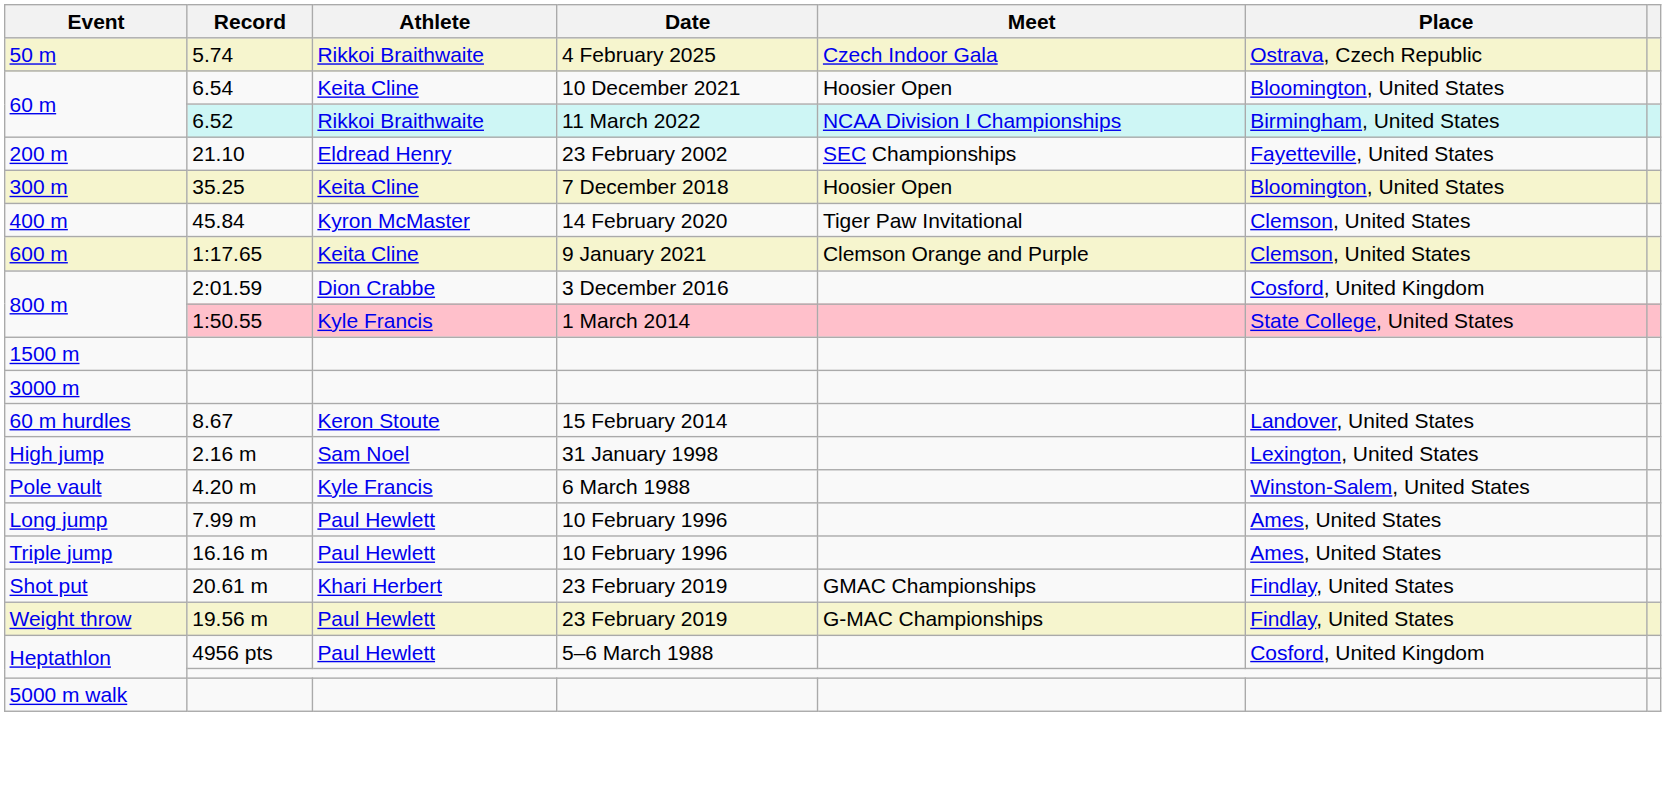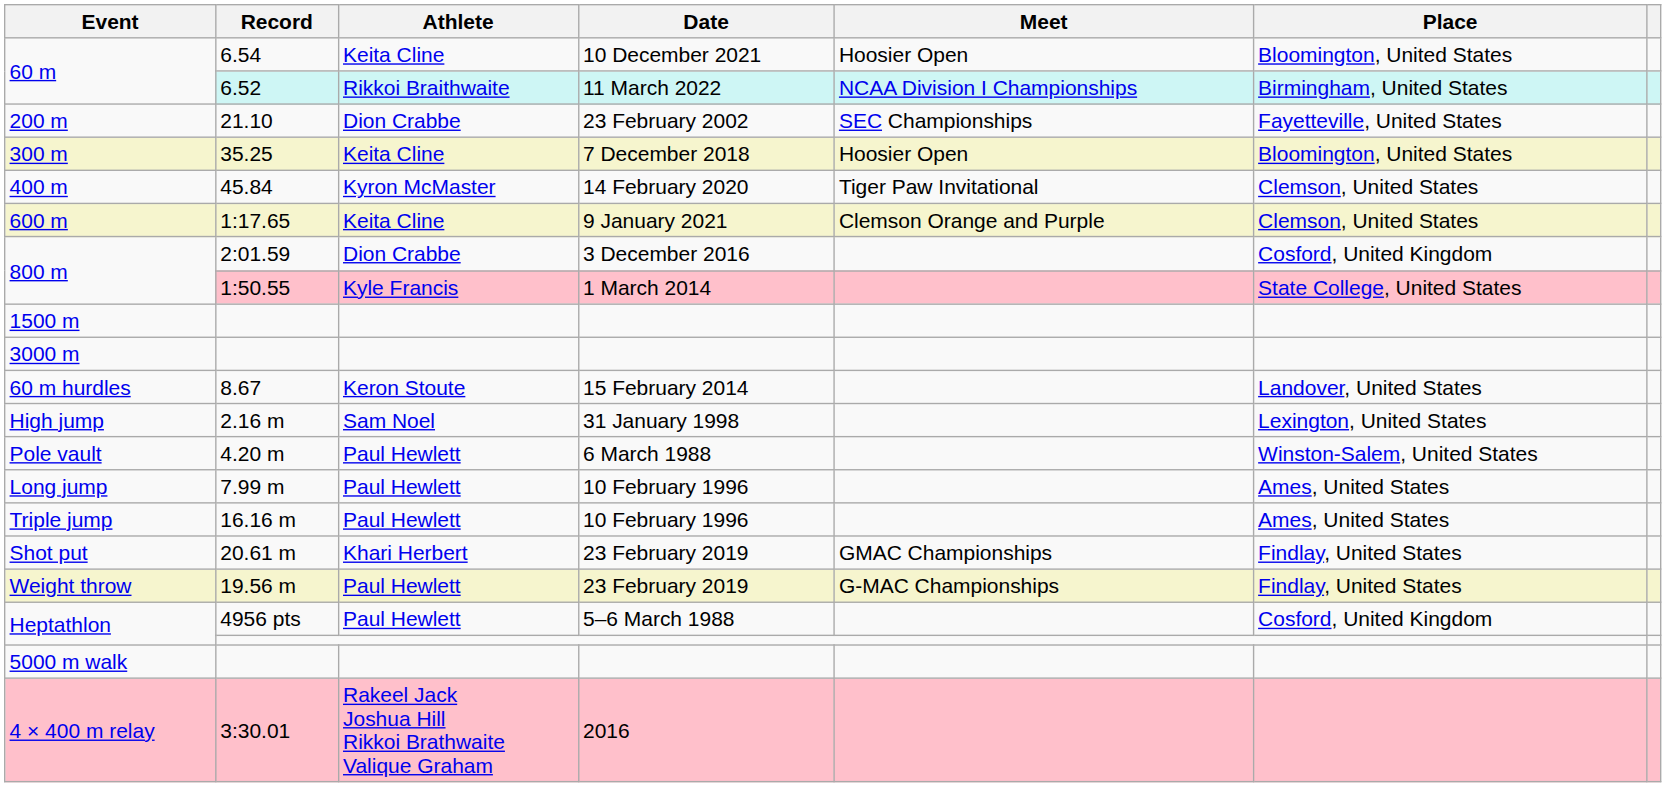- row: (33, 55)
(384, 154) Eldread Henry -> (402, 121) Dion Crabbe
(375, 486) Kyle Francis -> (402, 453) Paul Hewlett
+ row: (82, 731)
